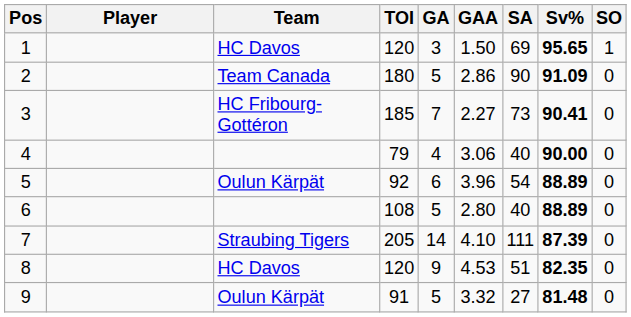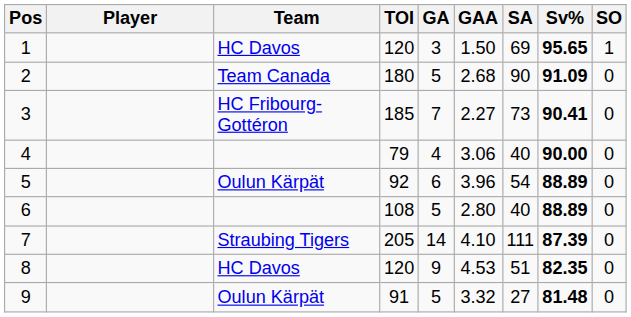(478, 76) 2.86 -> (478, 76) 2.68
